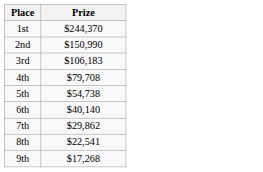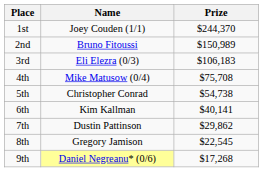+ column: (107, 12)
(83, 45) $150,990 -> (216, 45) $150,989
(83, 77) $79,708 -> (216, 77) $75,708
(83, 110) $40,140 -> (216, 110) $40,141
(83, 142) $22,541 -> (216, 142) $22,545
